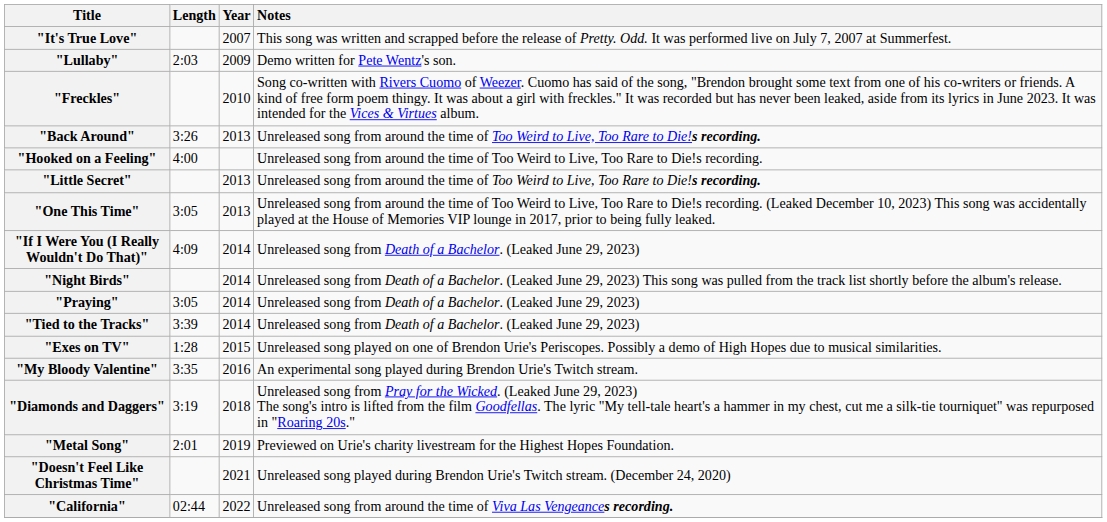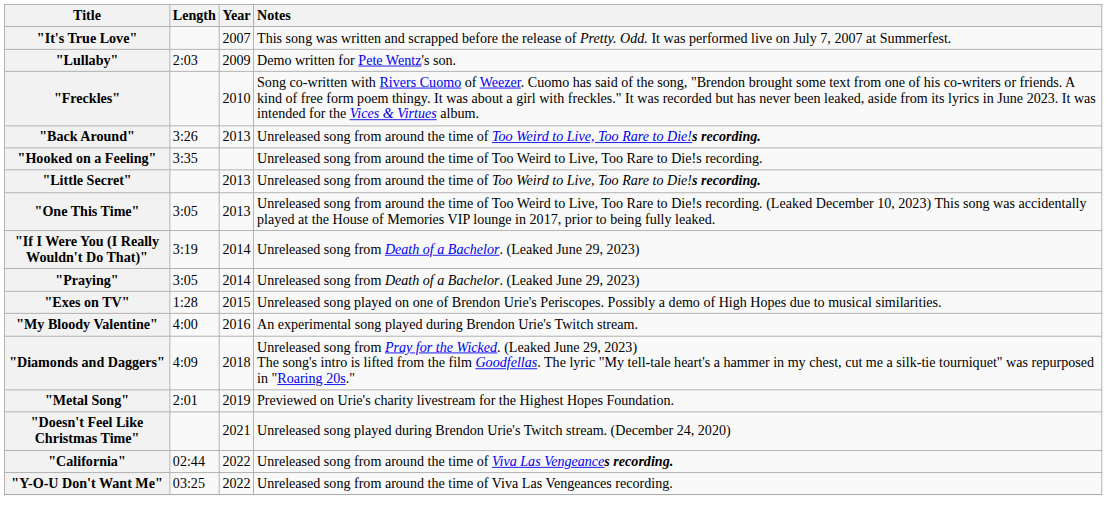(185, 158) 4:00 -> (185, 158) 3:35
(185, 249) 4:09 -> (185, 249) 3:19
- row: (87, 279)
- row: (87, 324)
(185, 369) 3:35 -> (185, 324) 4:00
(185, 407) 3:19 -> (185, 362) 4:09
+ row: (87, 483)
